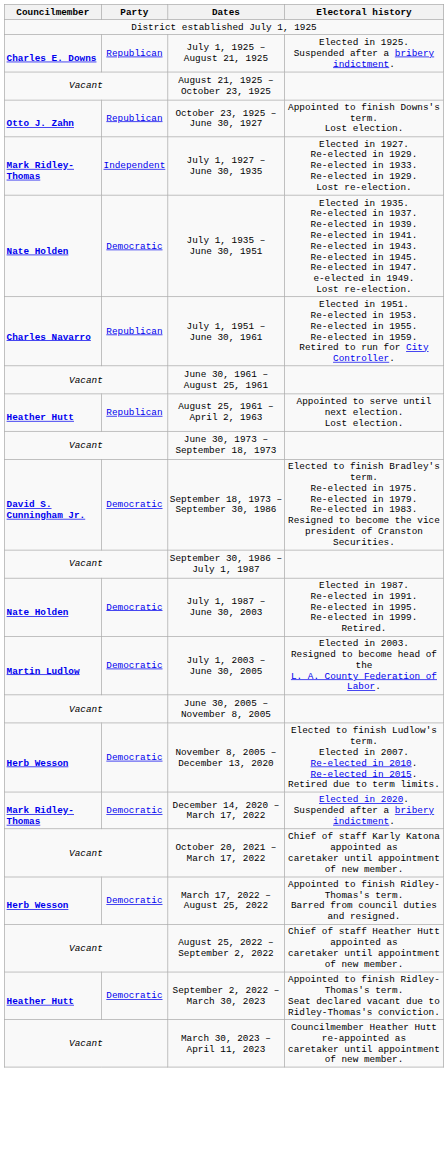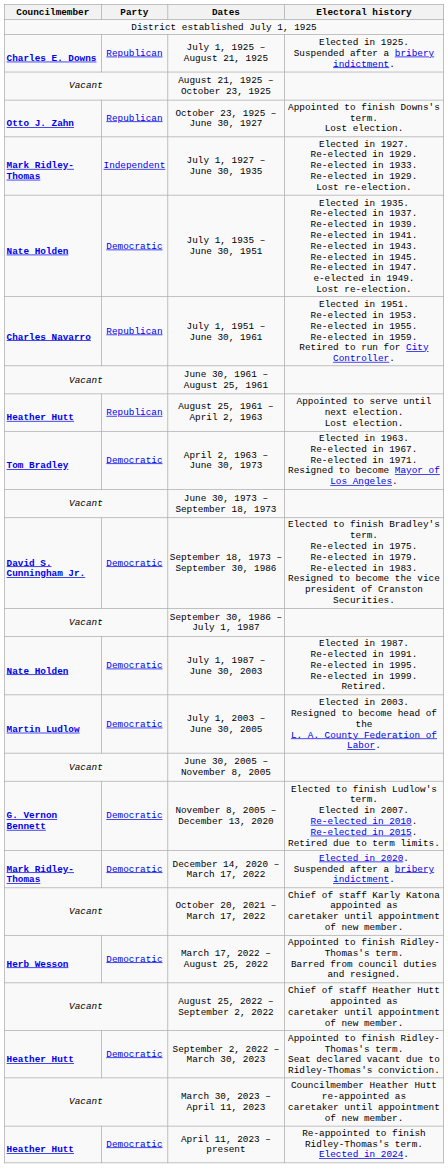+ row: (226, 460)
(37, 763) Herb Wesson -> (32, 821) G. Vernon Bennett
+ row: (226, 1144)
